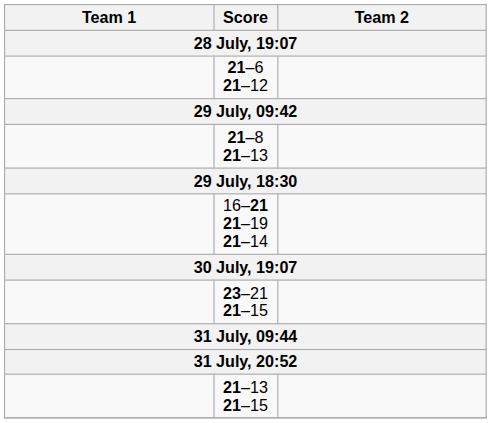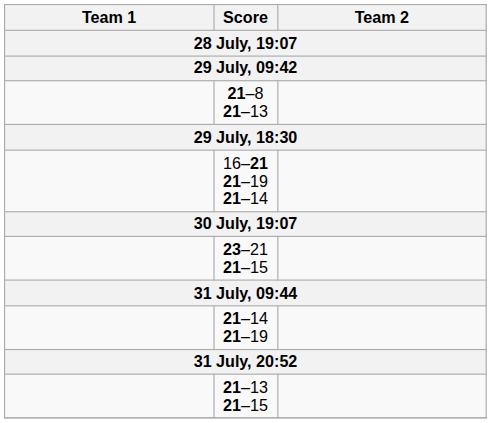- row: (246, 78)
+ row: (246, 328)
